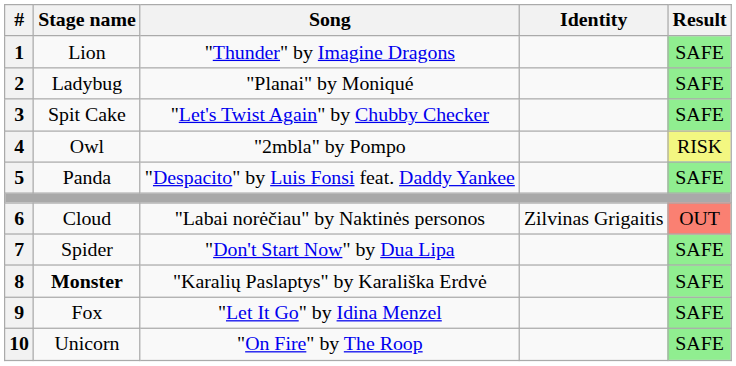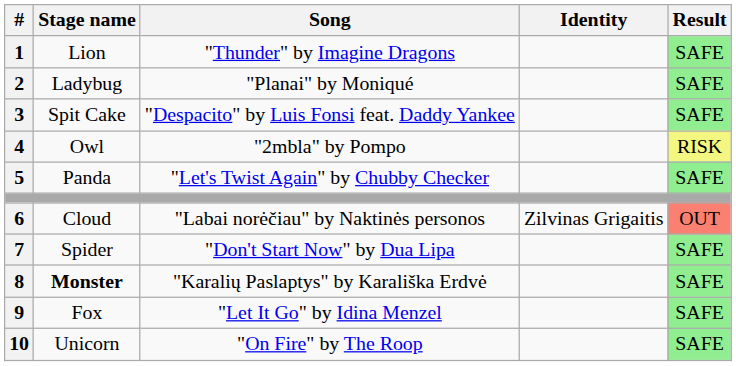(330, 114) "Let's Twist Again" by Chubby Checker -> (330, 114) "Despacito" by Luis Fonsi feat. Daddy Yankee
(330, 177) "Despacito" by Luis Fonsi feat. Daddy Yankee -> (330, 177) "Let's Twist Again" by Chubby Checker
